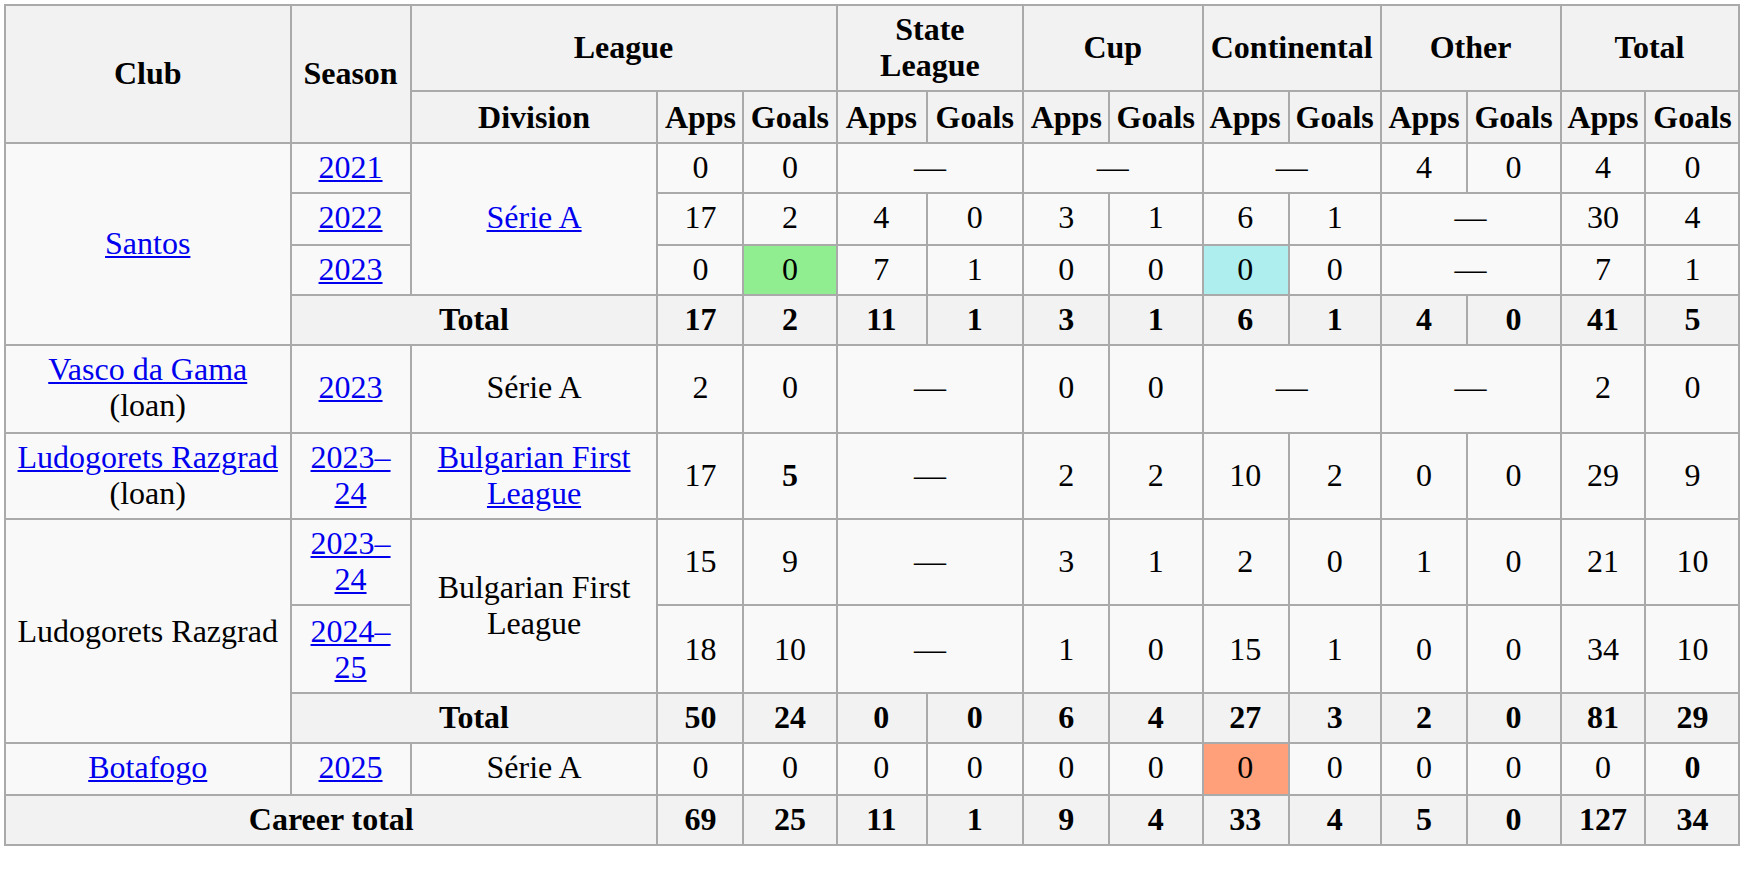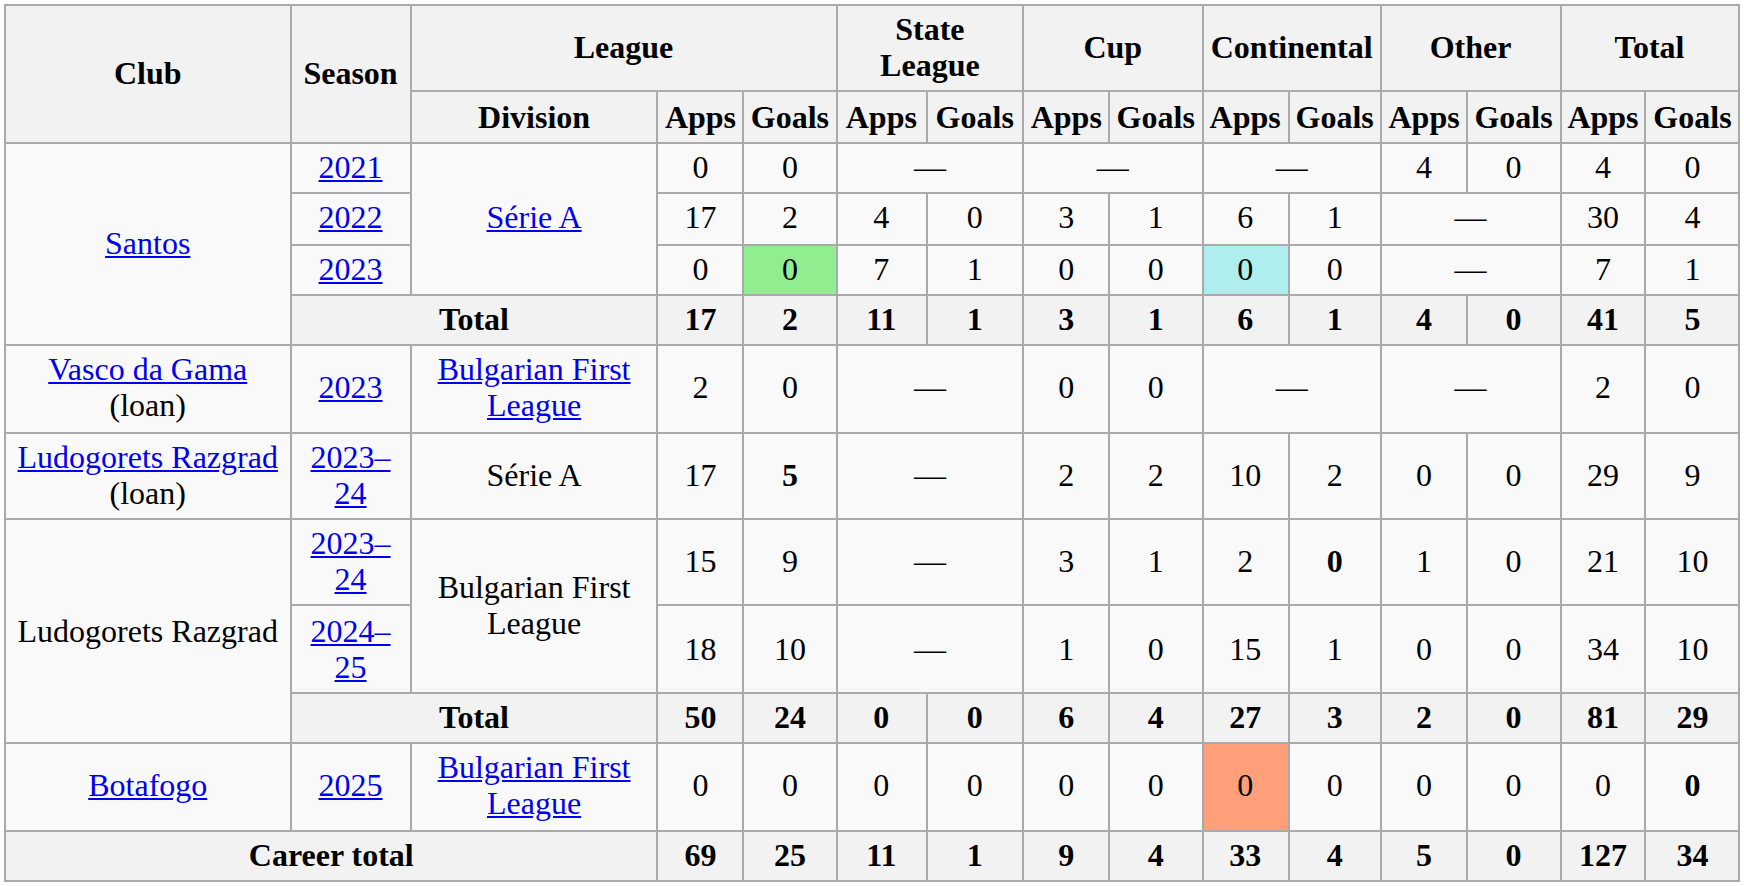(534, 388) Série A -> (534, 388) Bulgarian First League
(534, 475) Bulgarian First League -> (534, 475) Série A
(1335, 561) normal -> (1335, 561) bold
(534, 768) Série A -> (534, 786) Bulgarian First League
